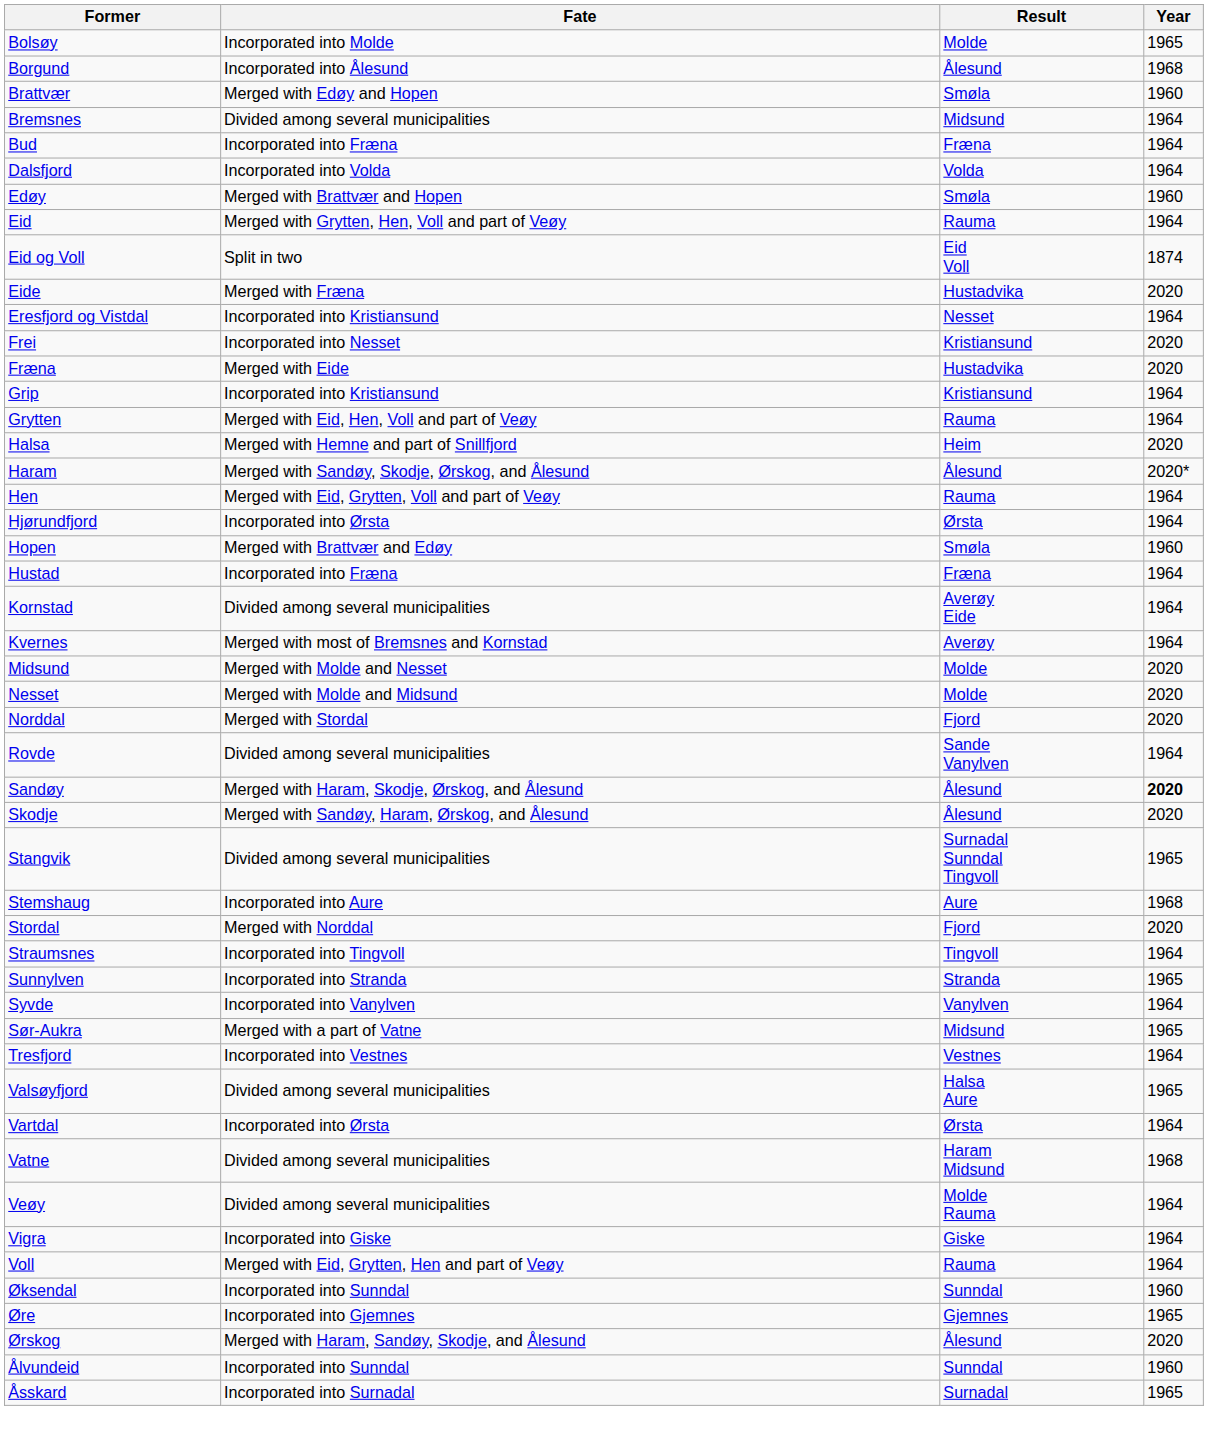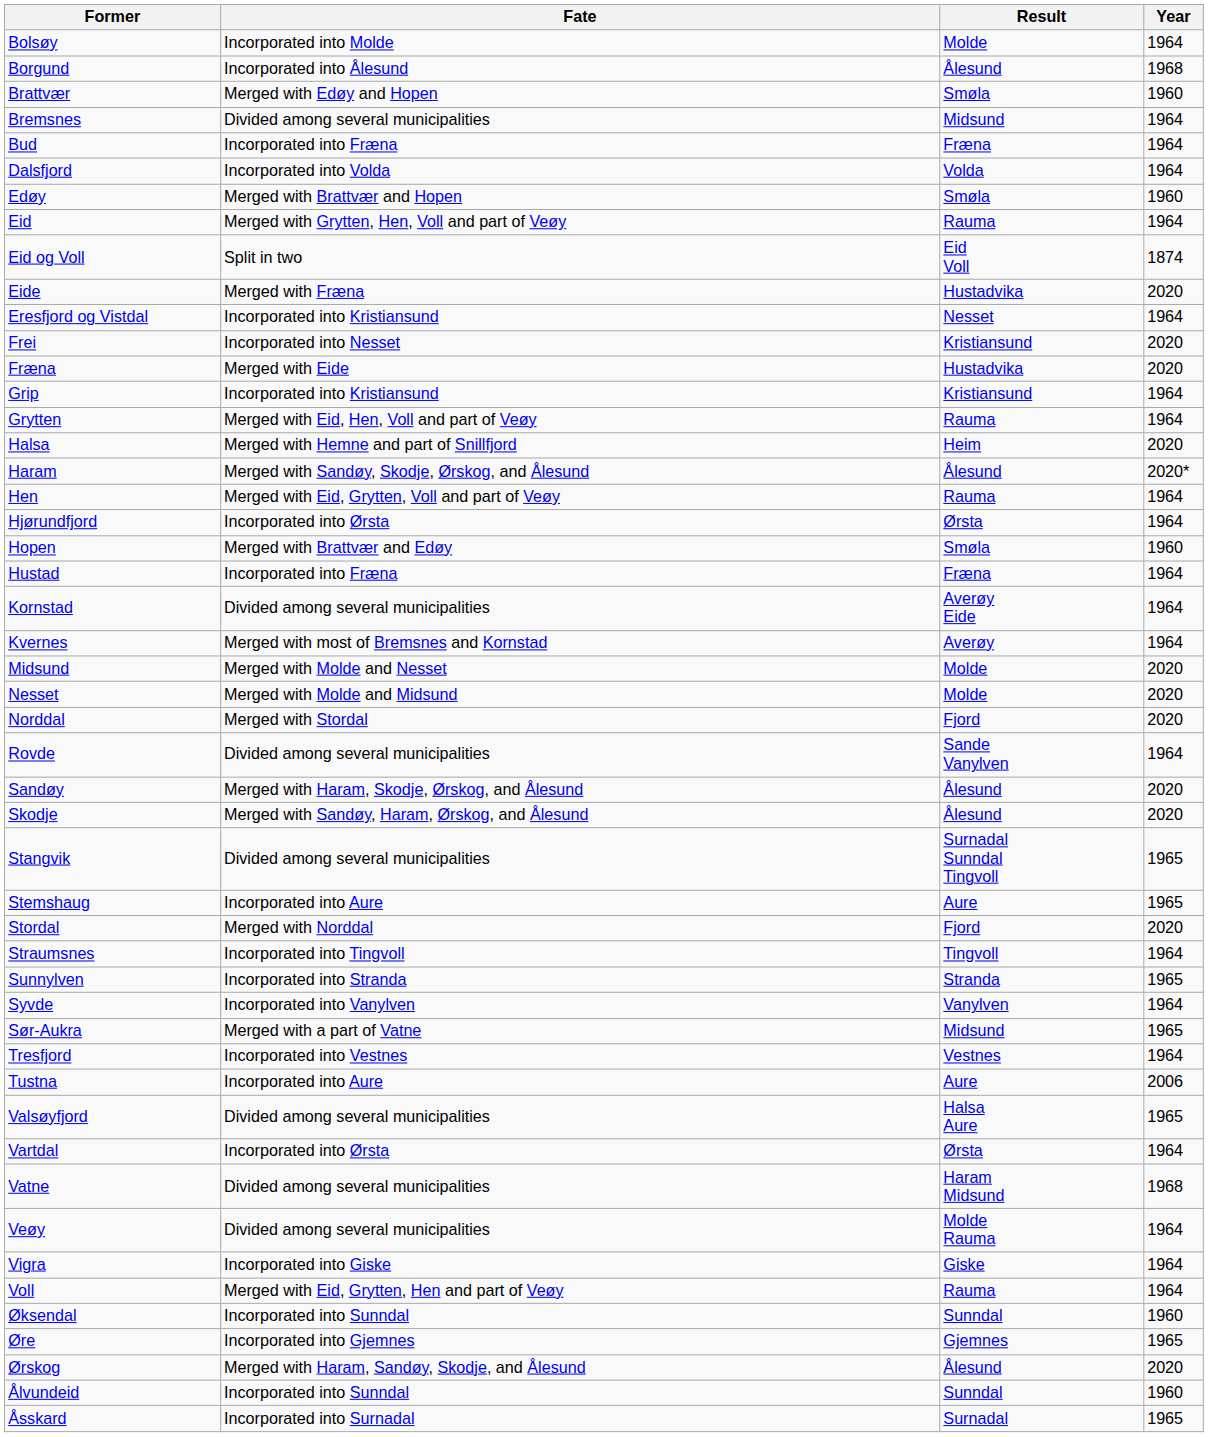(1165, 42) 1965 -> (1165, 42) 1964
(1165, 789) bold -> (1165, 789) normal
(1165, 902) 1968 -> (1165, 902) 1965
+ row: (33, 1082)
